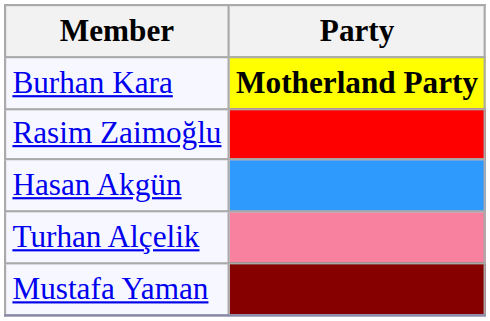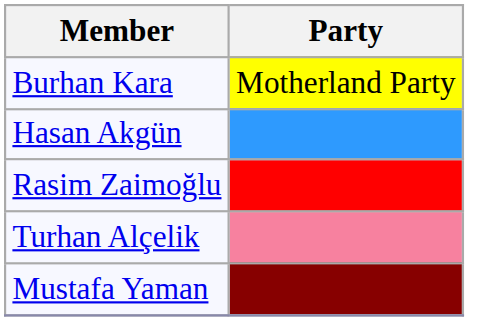(357, 82) bold -> (346, 82) normal
rows swapped: (97, 185) <-> (117, 133)
